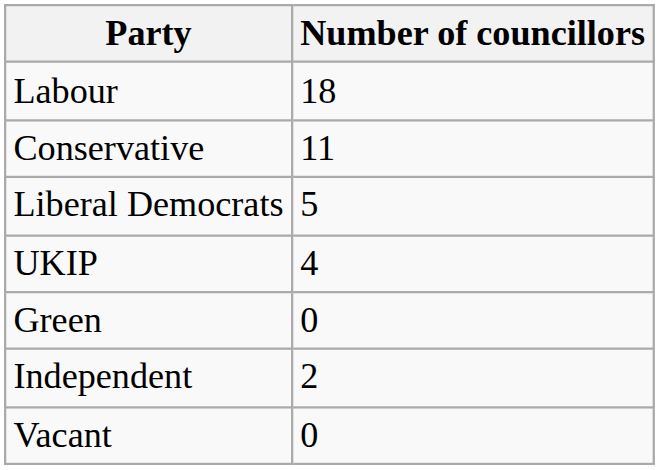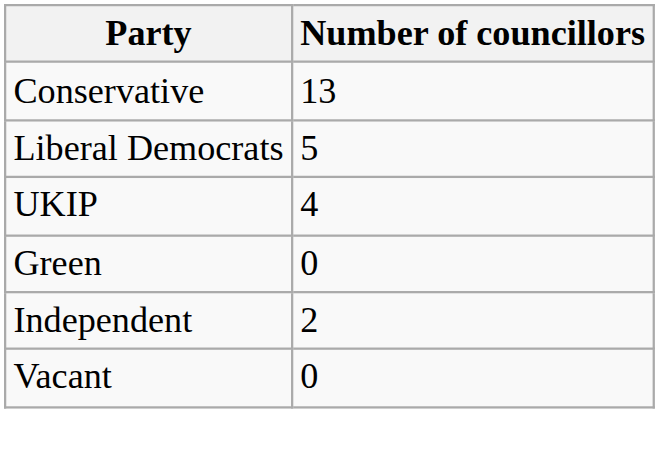- row: (66, 90)
(318, 147) 11 -> (318, 90) 13
